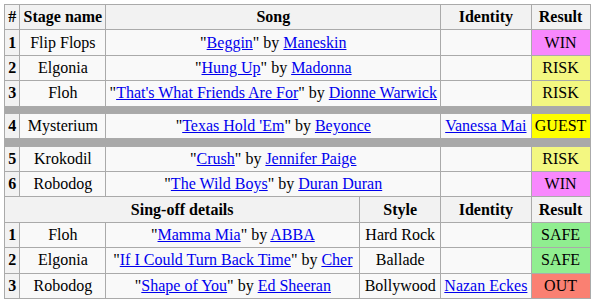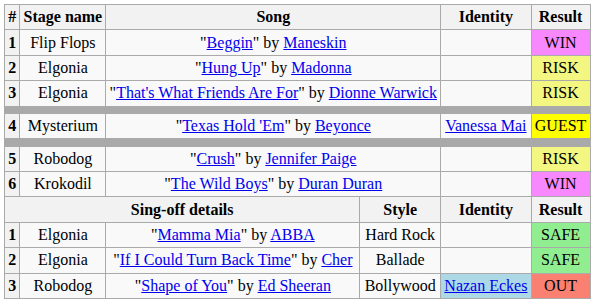(63, 93) Floh -> (63, 93) Elgonia
(63, 158) Krokodil -> (63, 158) Robodog
(63, 184) Robodog -> (63, 184) Krokodil
(63, 234) Floh -> (63, 234) Elgonia
(486, 285) no background -> (486, 285) lightblue background
